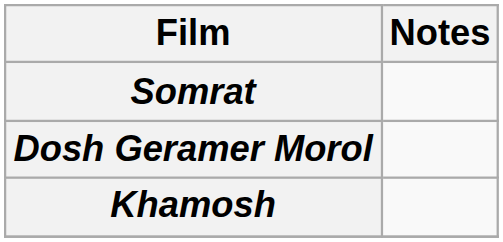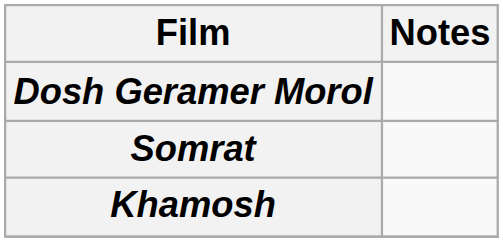rows swapped: (193, 148) <-> (193, 90)
